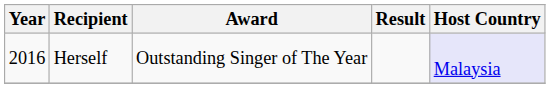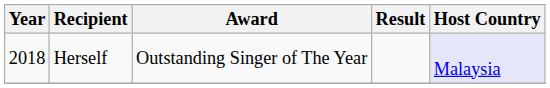(27, 58) 2016 -> (27, 58) 2018
